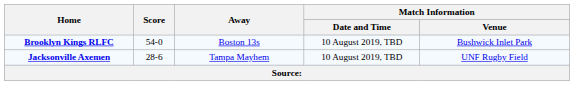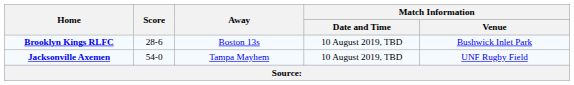(154, 42) 54-0 -> (154, 42) 28-6
(154, 58) 28-6 -> (154, 58) 54-0
